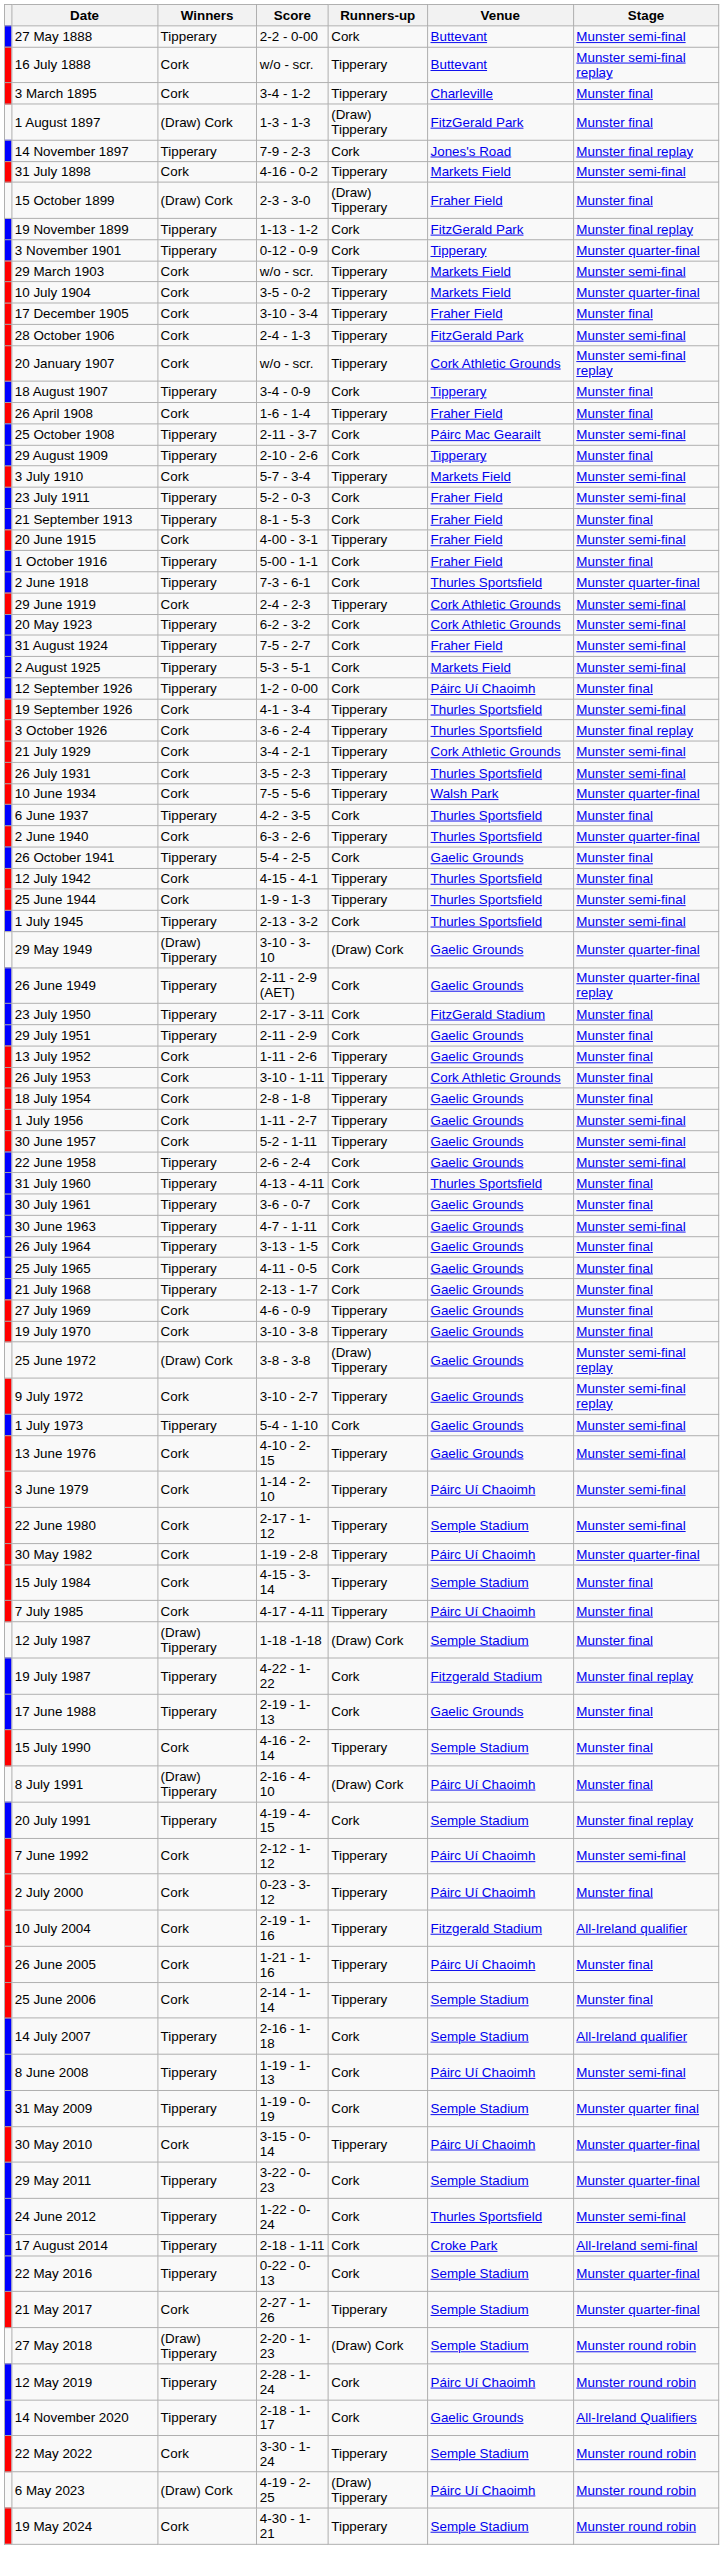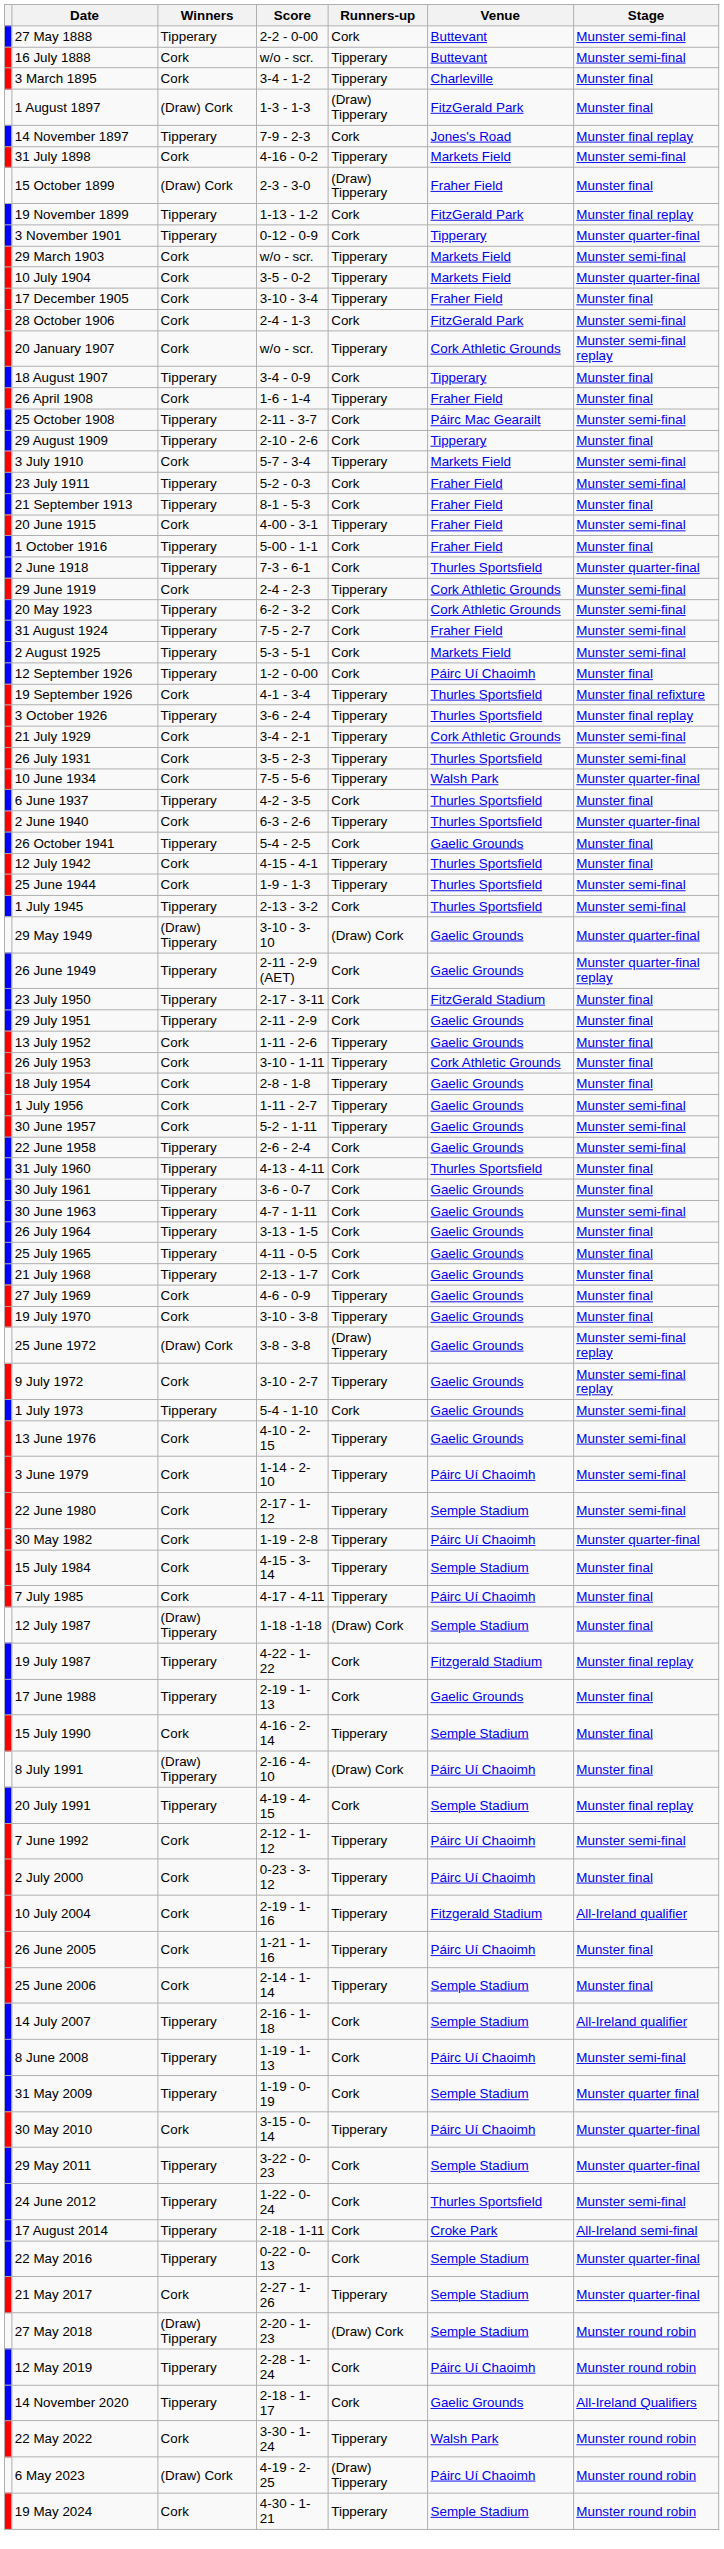(631, 65) Munster semi-final replay -> (631, 58) Munster semi-final
(359, 335) Tipperary -> (345, 320) Cork
(631, 710) Munster semi-final -> (641, 695) Munster final refixture
(175, 731) Cork -> (189, 716) Tipperary
(480, 2454) Semple Stadium -> (464, 2439) Walsh Park
